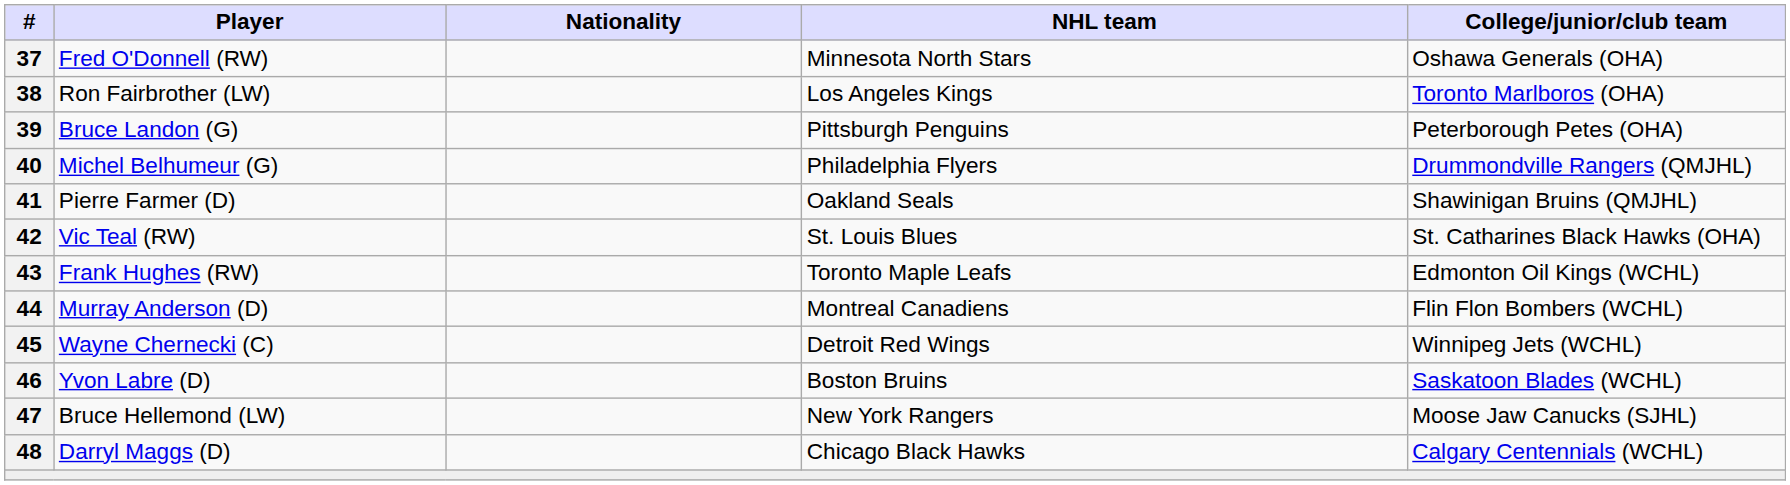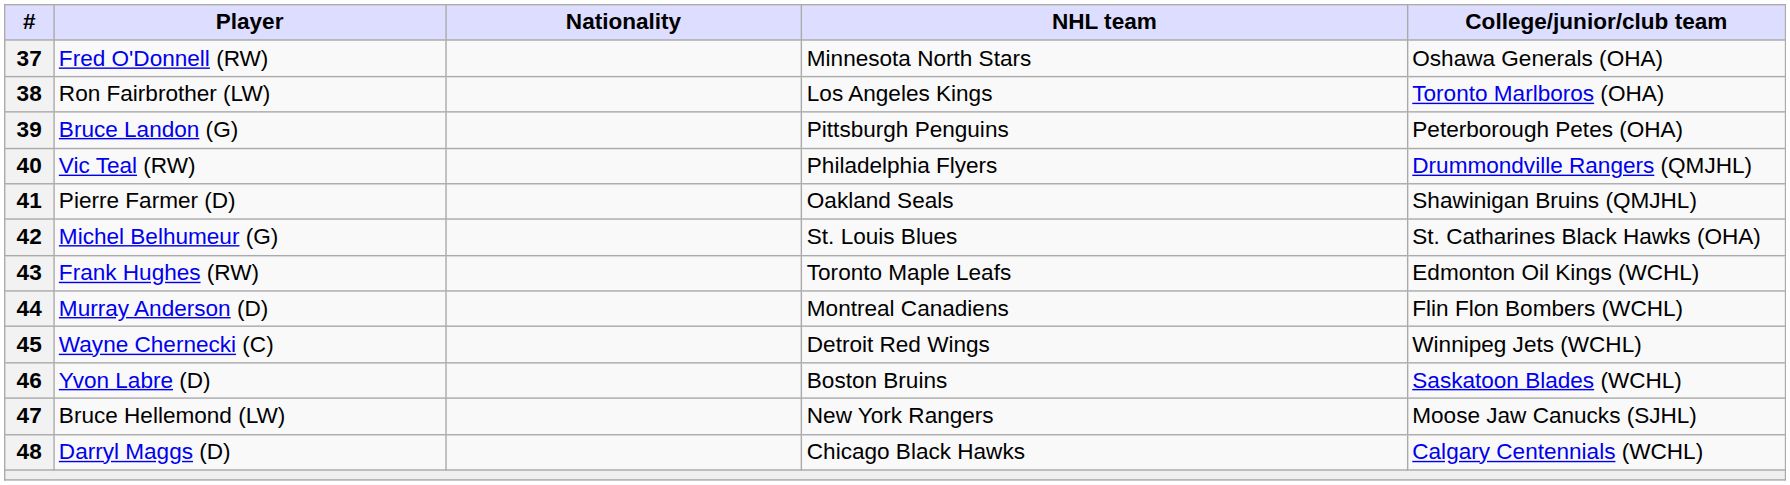(169, 165) Michel Belhumeur (G) -> (127, 165) Vic Teal (RW)
(127, 237) Vic Teal (RW) -> (169, 237) Michel Belhumeur (G)
